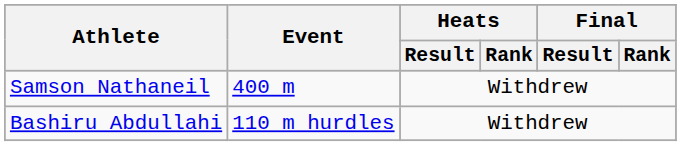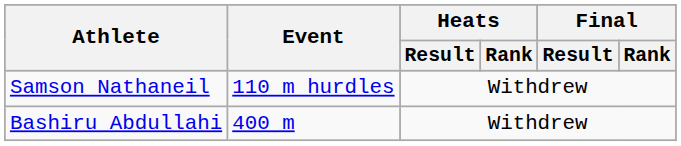(263, 88) 400 m -> (313, 88) 110 m hurdles
(313, 123) 110 m hurdles -> (263, 123) 400 m
